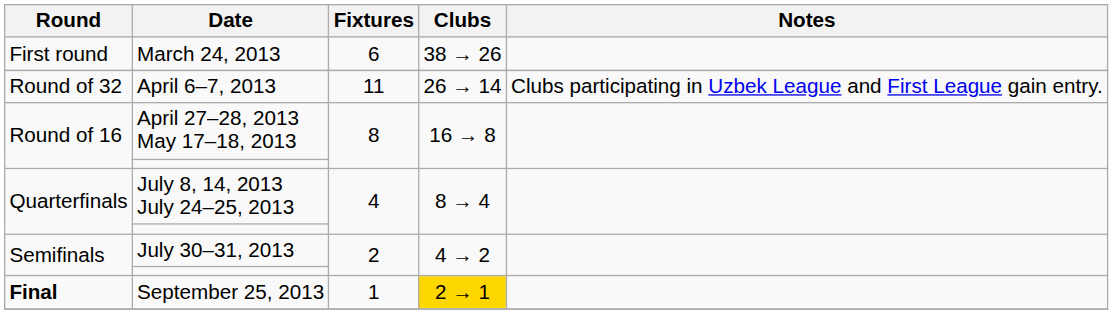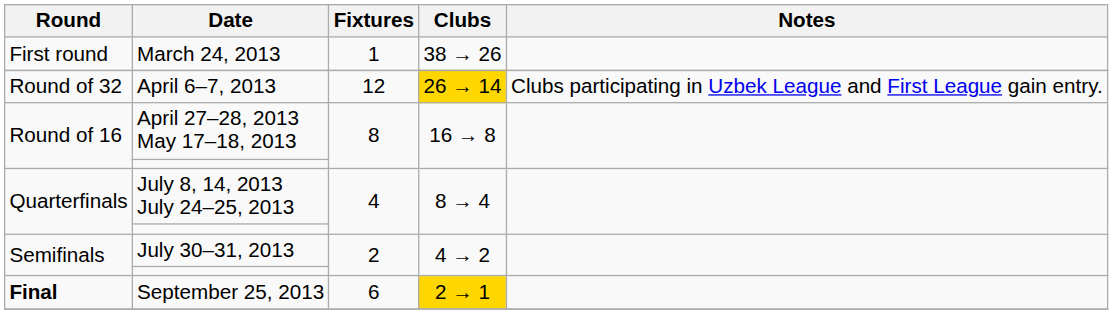(374, 53) 6 -> (374, 53) 1
(374, 86) 11 -> (374, 86) 12
(462, 86) no background -> (462, 86) gold background
(374, 292) 1 -> (374, 292) 6
